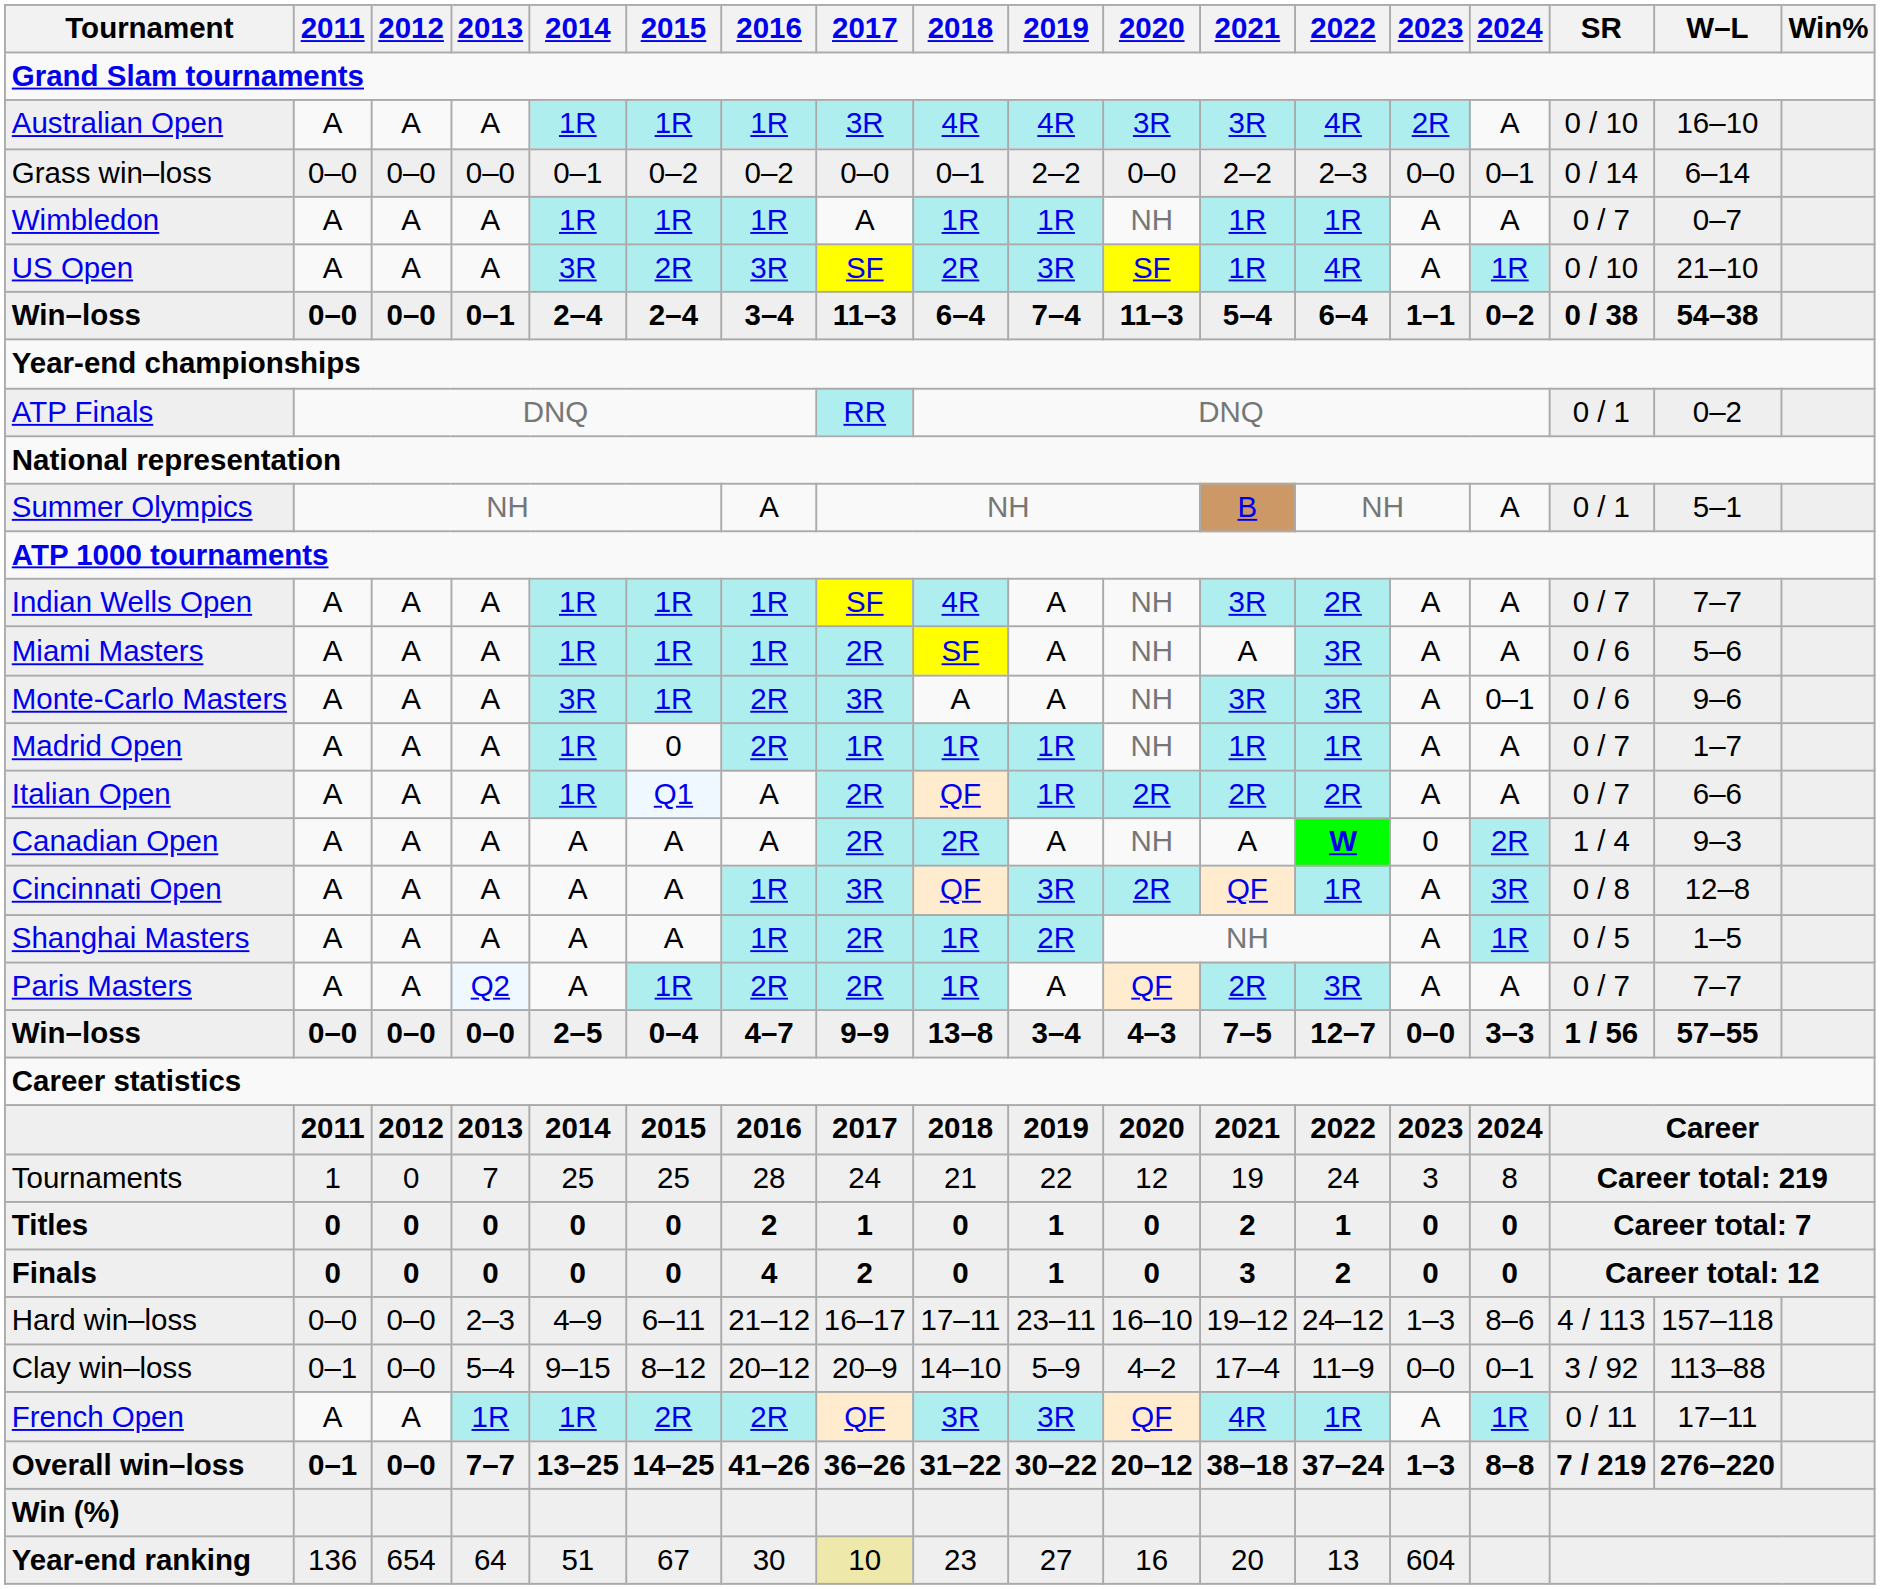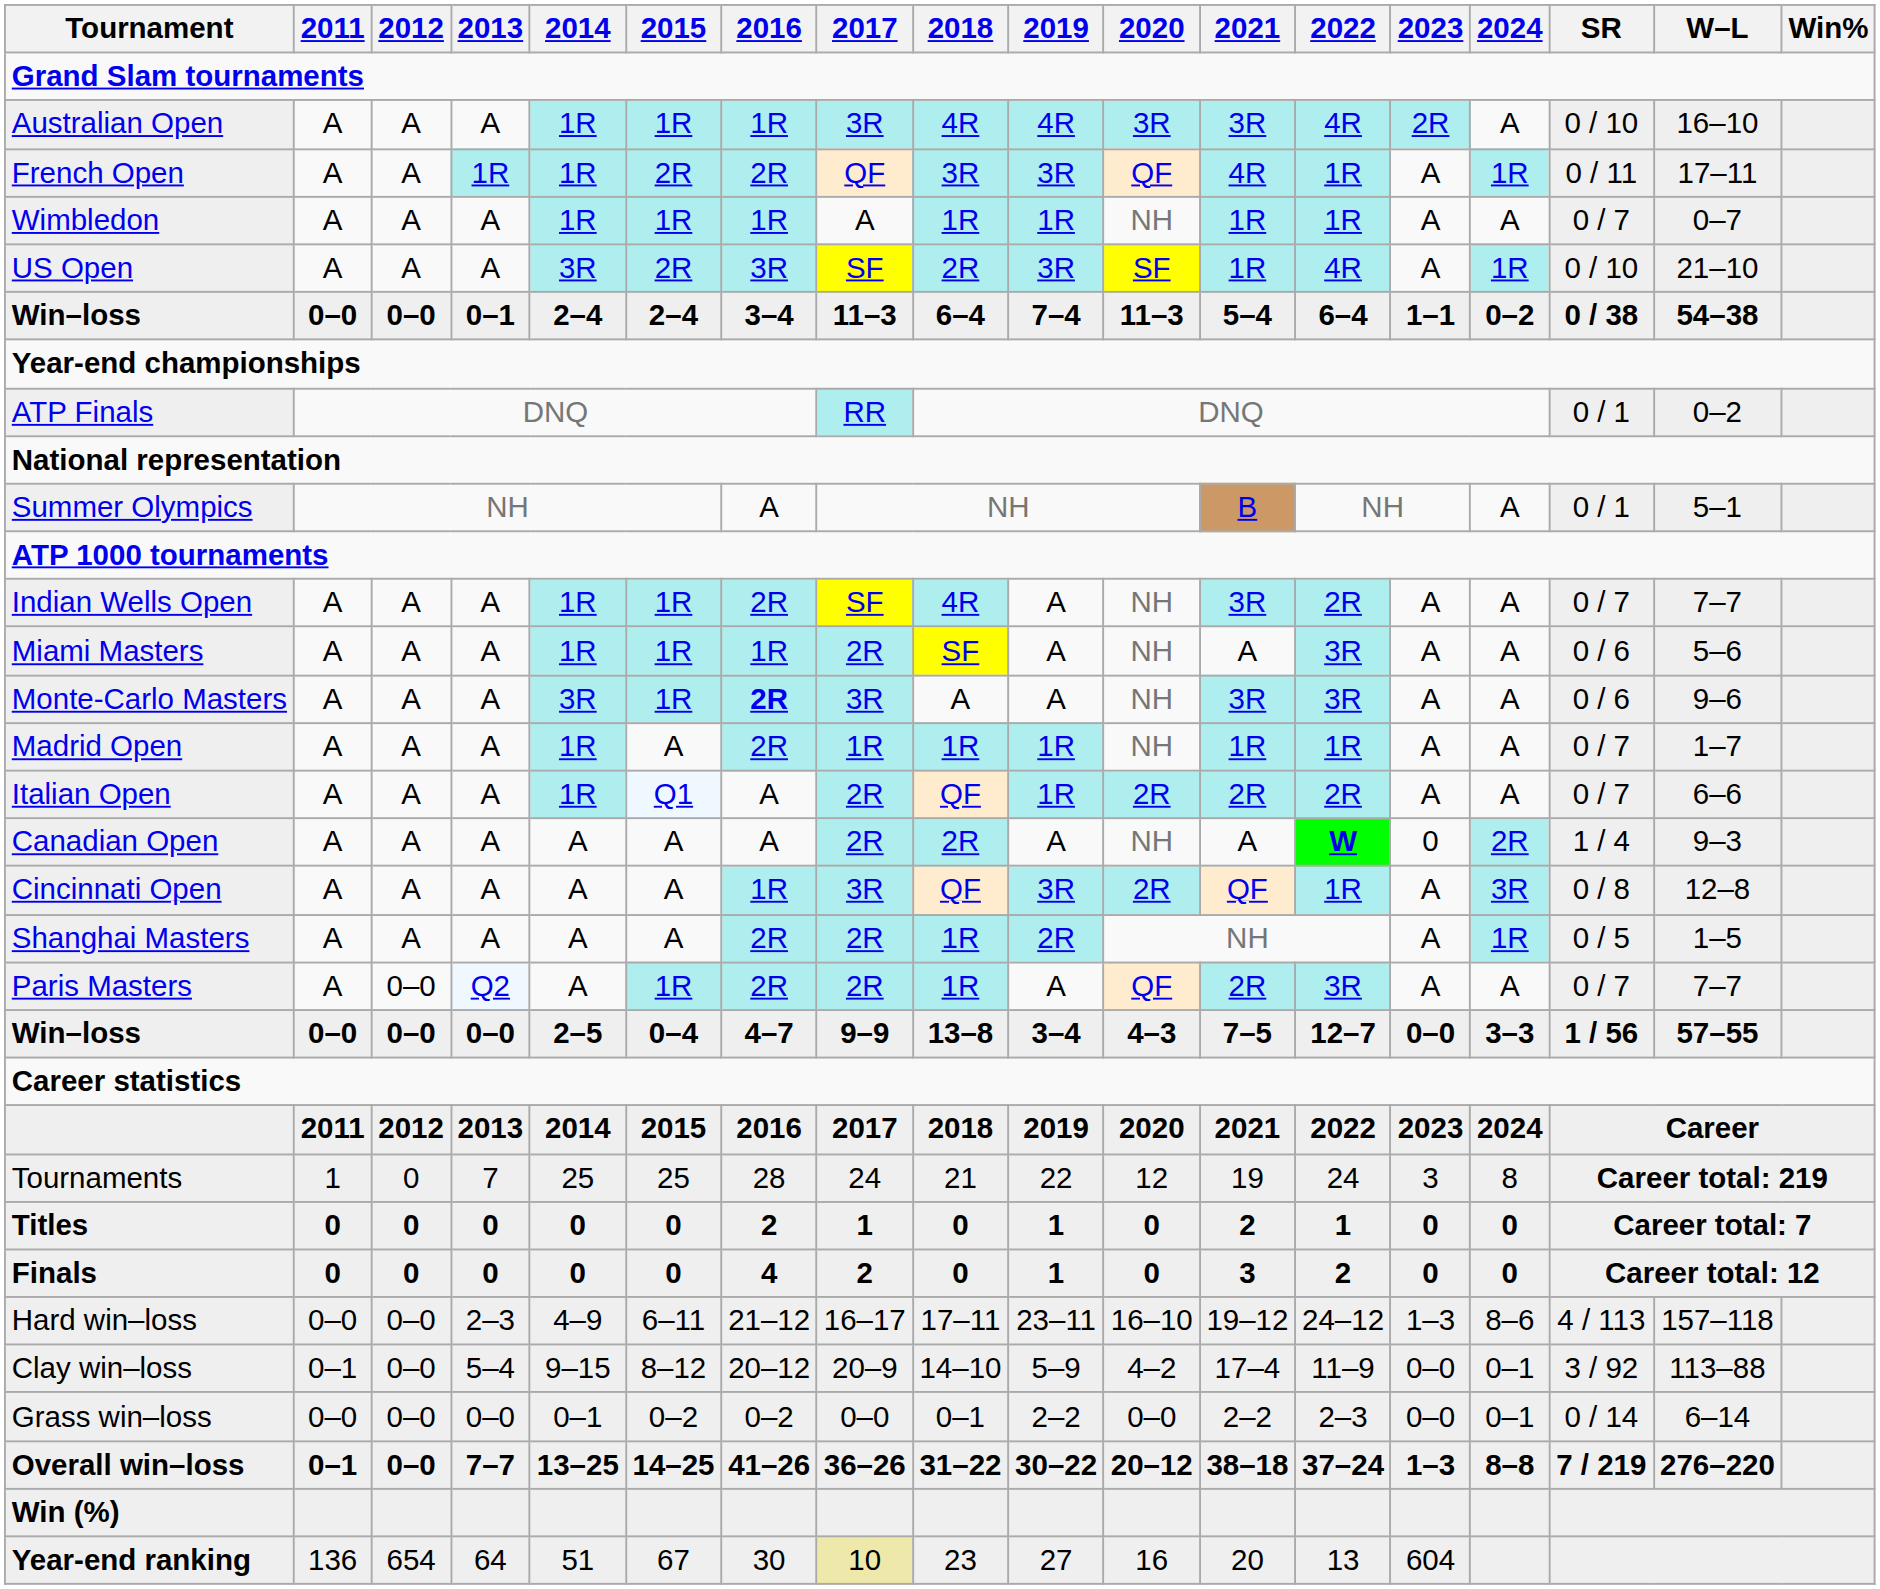rows swapped: (98, 1415) <-> (112, 171)
(769, 602) 1R -> (769, 602) 2R
(769, 697) normal -> (769, 697) bold
(1510, 697) 0–1 -> (1510, 697) A
(673, 745) 0 -> (673, 745) A
(769, 937) 1R -> (769, 937) 2R
(411, 985) A -> (411, 985) 0–0
